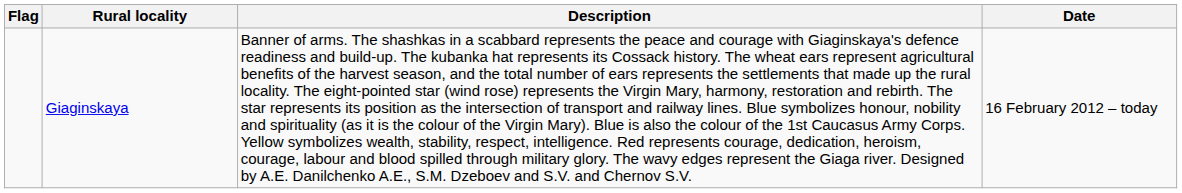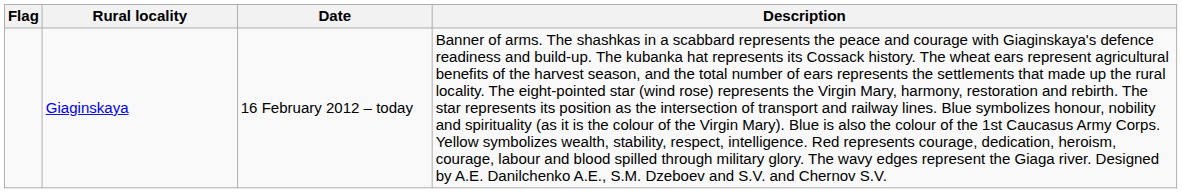columns swapped: (1079, 16) <-> (609, 16)
